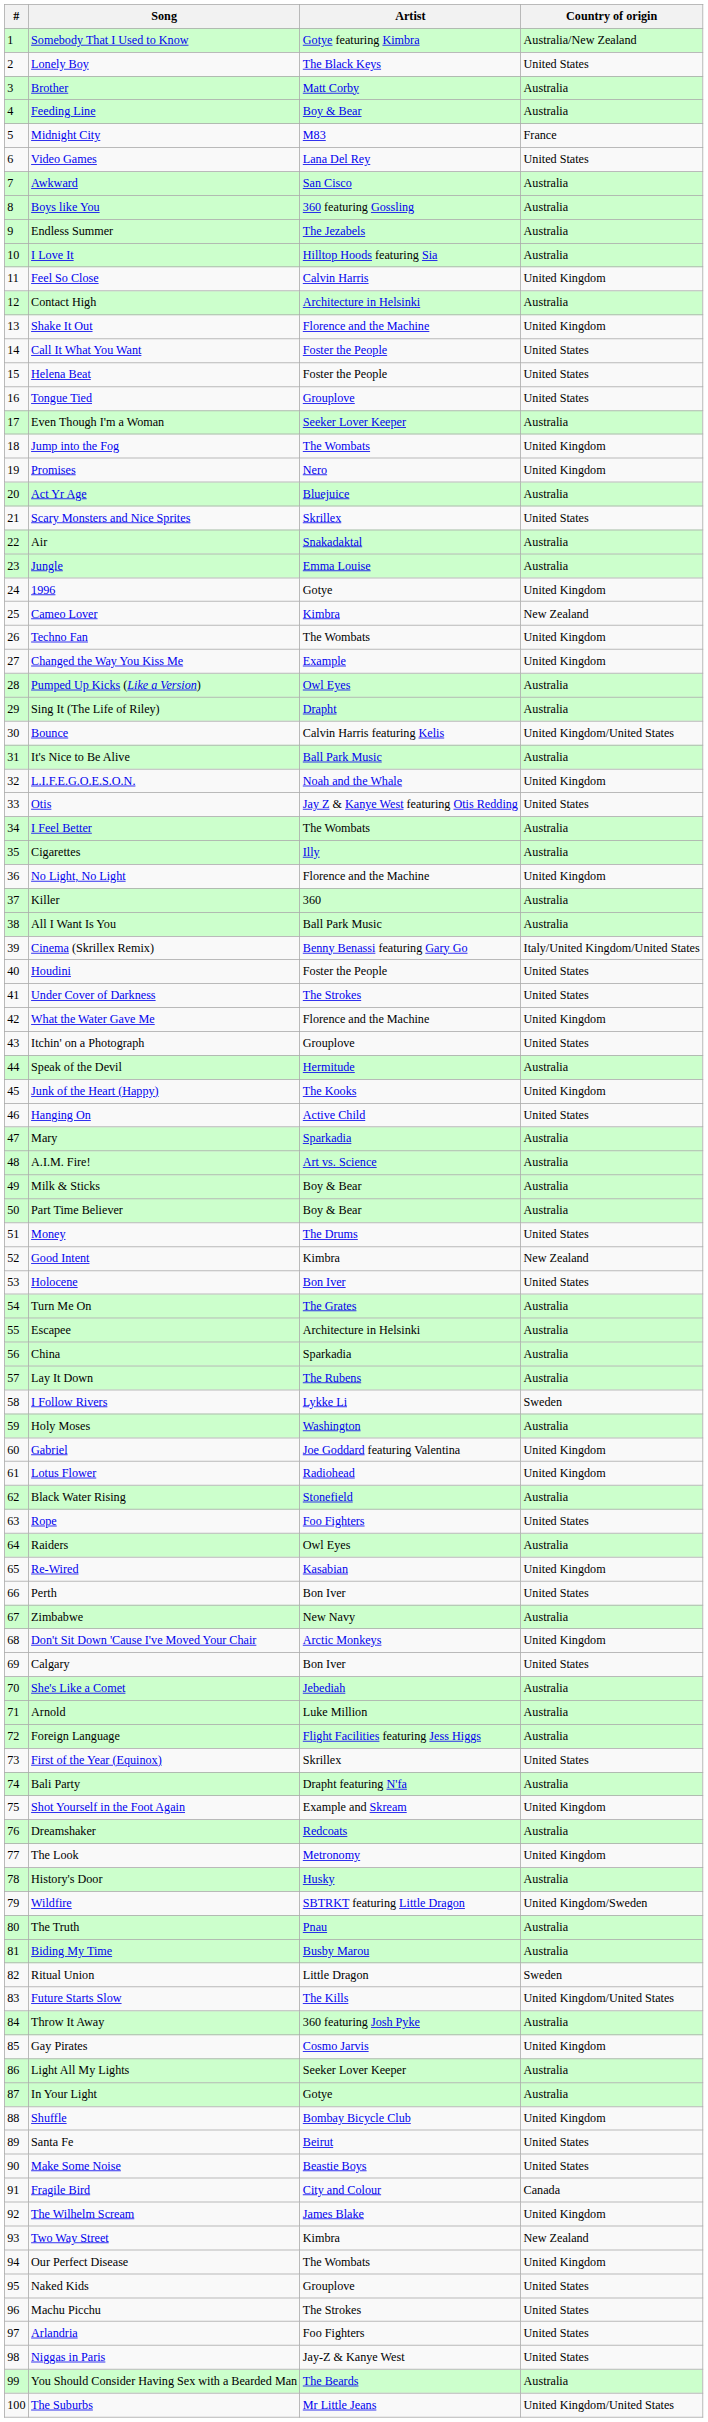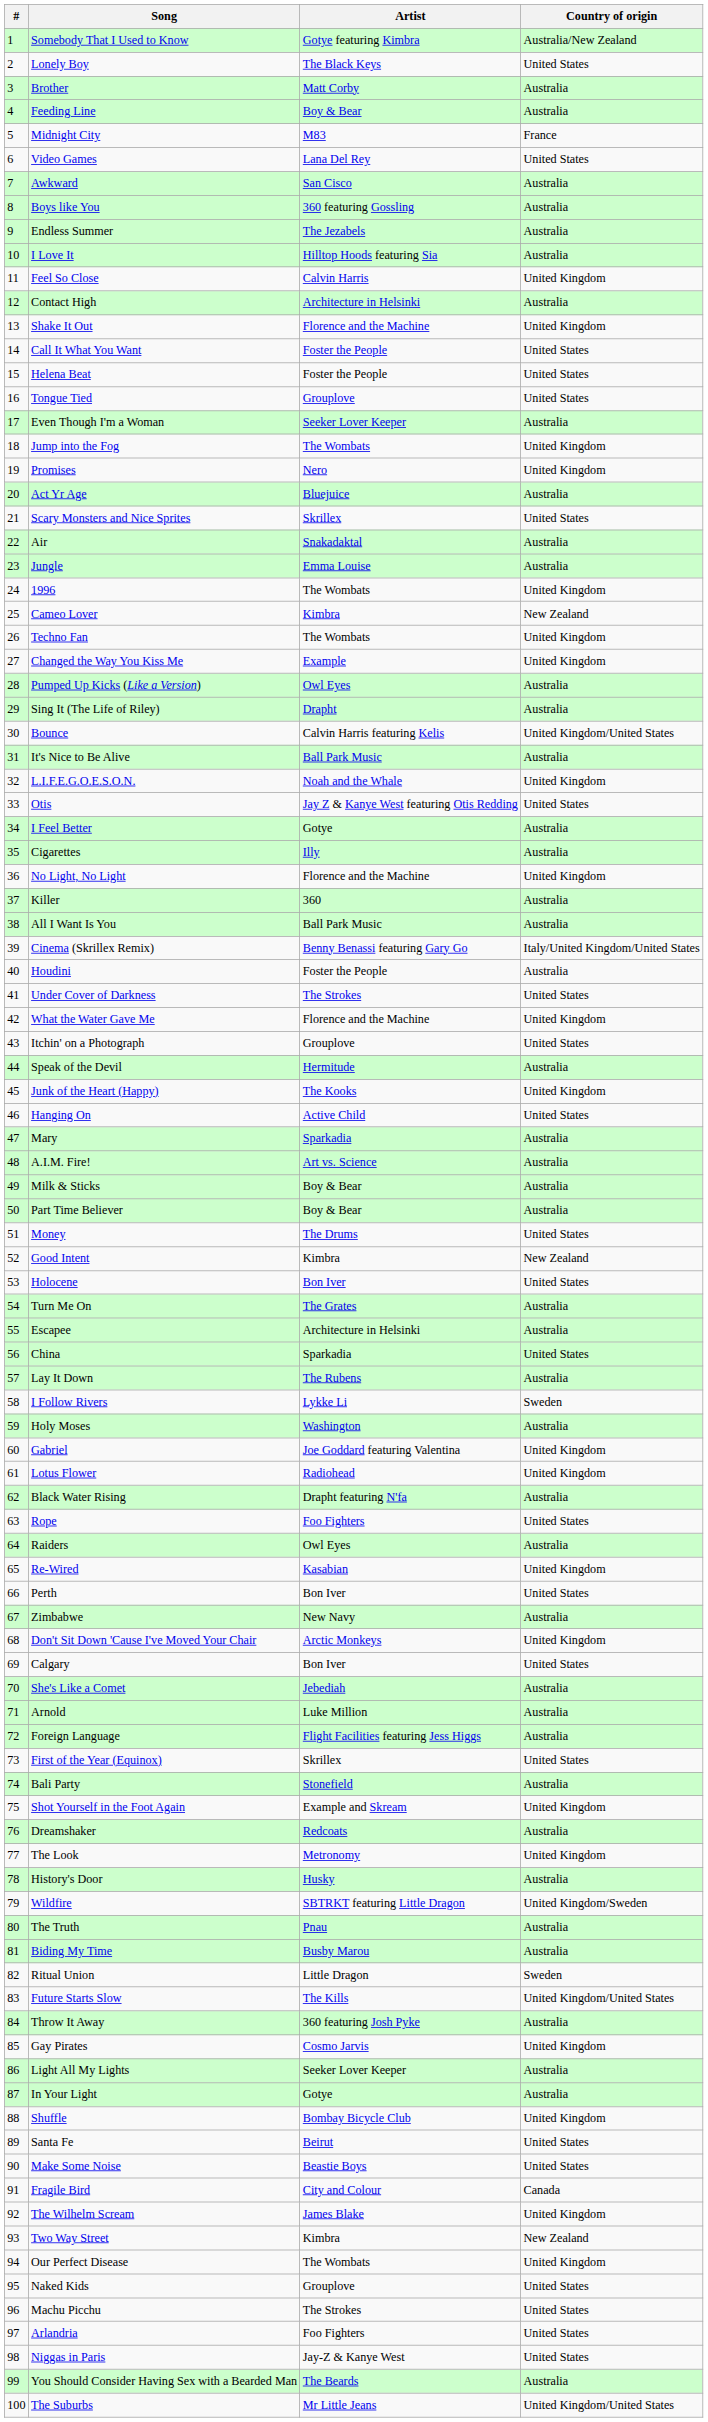(318, 589) Gotye -> (336, 589) The Wombats
(336, 828) The Wombats -> (318, 828) Gotye
(556, 971) United States -> (546, 971) Australia
(546, 1354) Australia -> (556, 1354) United States
(328, 1497) Stonefield -> (355, 1497) Drapht featuring N'fa
(355, 1783) Drapht featuring N'fa -> (328, 1783) Stonefield
